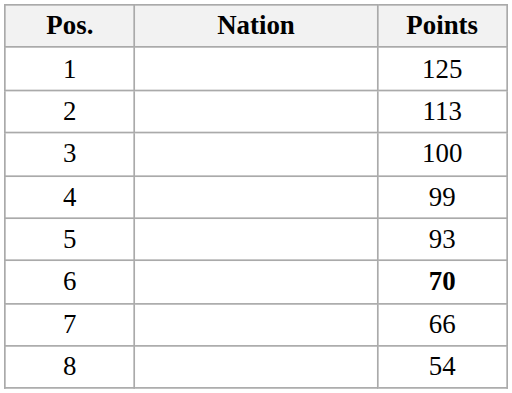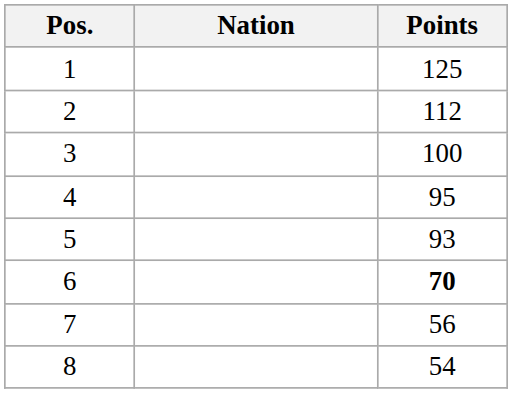(442, 111) 113 -> (442, 111) 112
(442, 196) 99 -> (442, 196) 95
(442, 324) 66 -> (442, 324) 56
